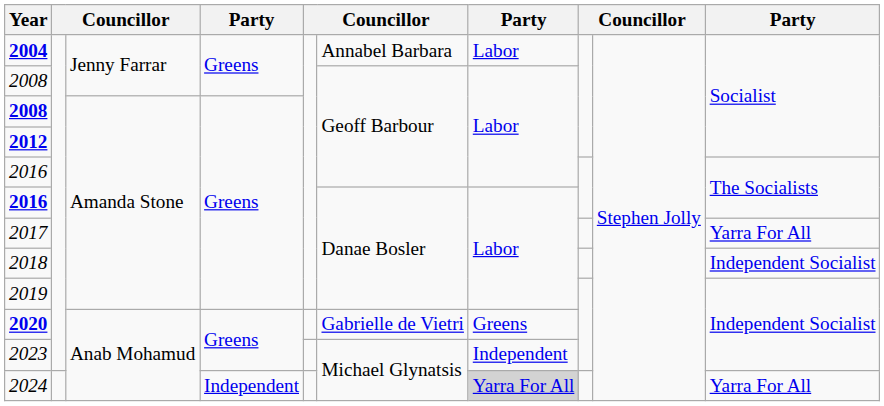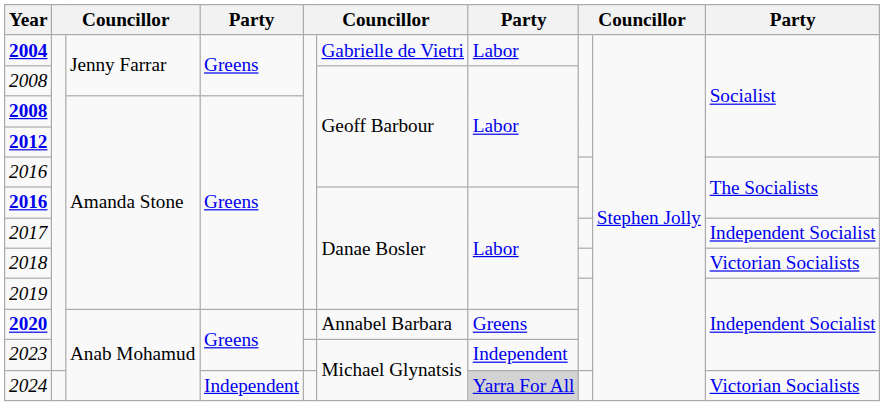(387, 50) Annabel Barbara -> (393, 50) Gabrielle de Vietri
(760, 232) Yarra For All -> (793, 232) Independent Socialist
(793, 263) Independent Socialist -> (785, 263) Victorian Socialists
(393, 324) Gabrielle de Vietri -> (387, 324) Annabel Barbara
(760, 385) Yarra For All -> (785, 385) Victorian Socialists
